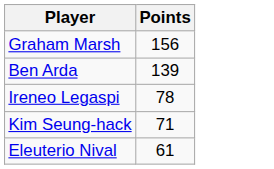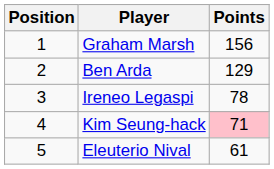+ column: (42, 17)
(165, 71) 139 -> (239, 71) 129
(165, 124) no background -> (239, 124) pink background
